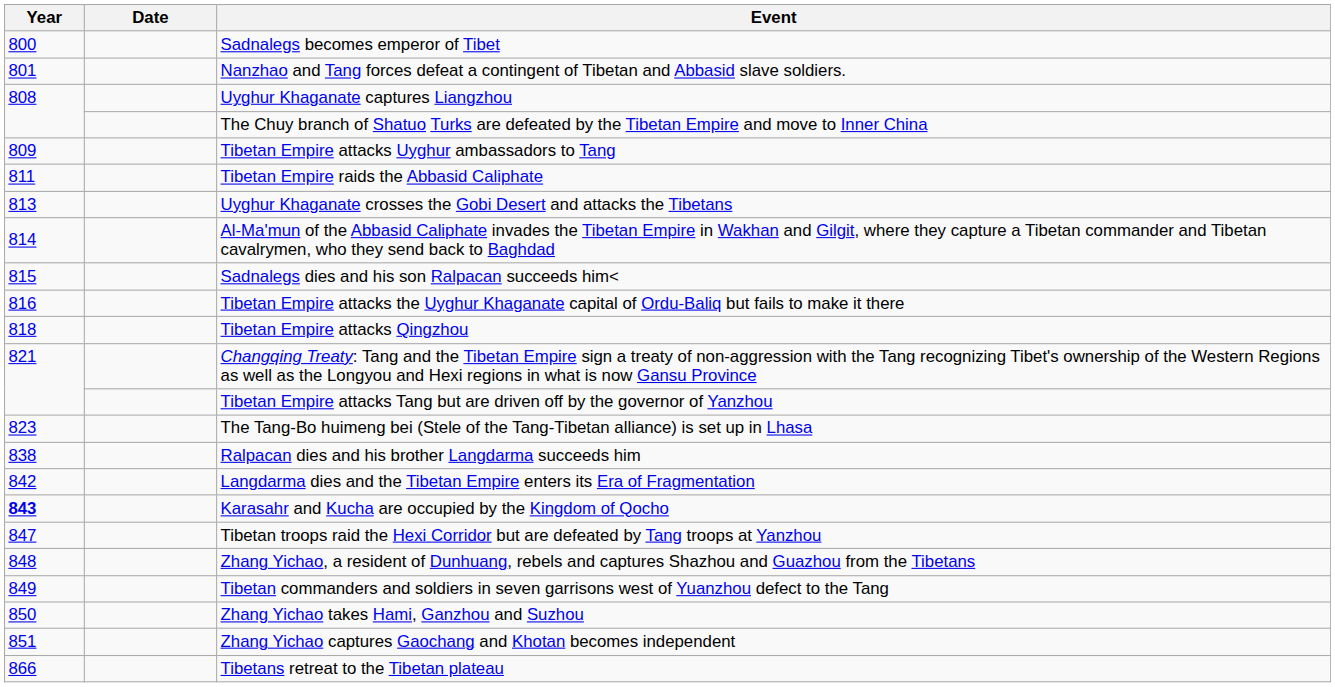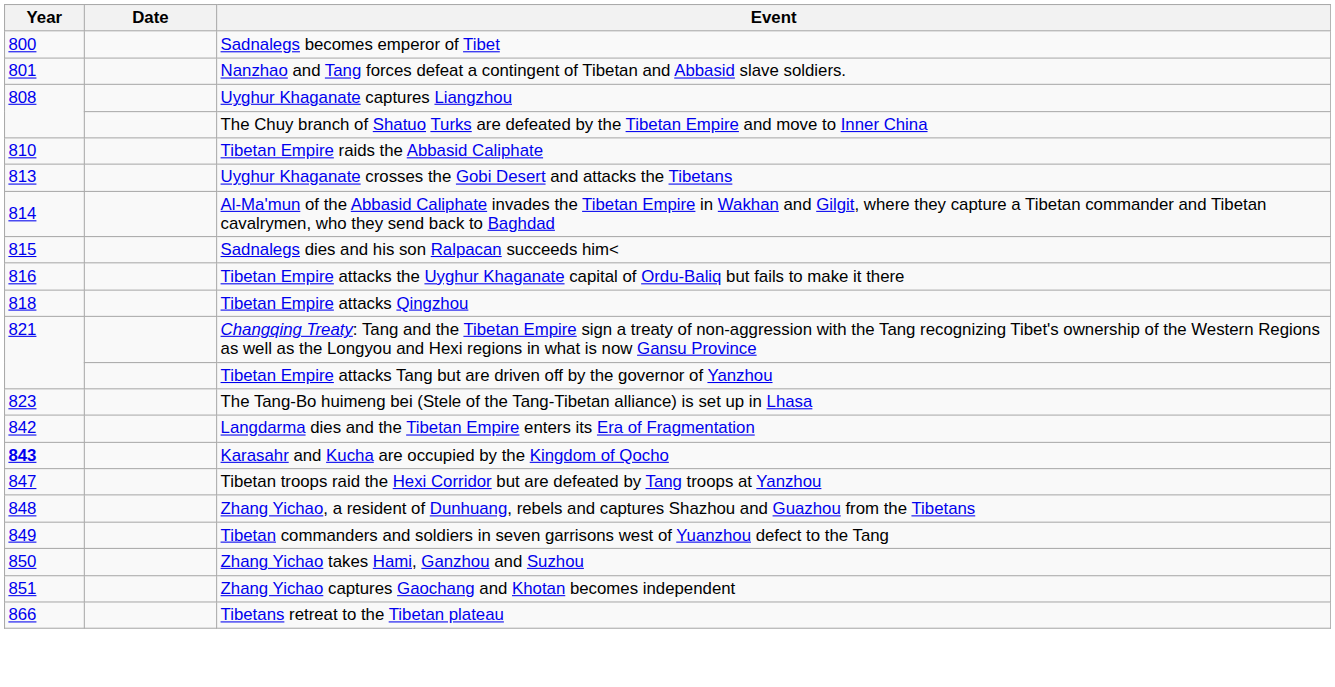- row: (418, 151)
(22, 177) 811 -> (22, 151) 810
- row: (431, 455)
